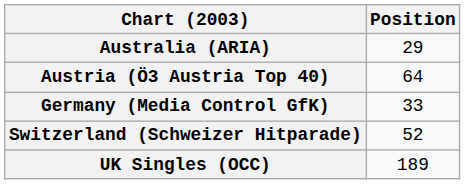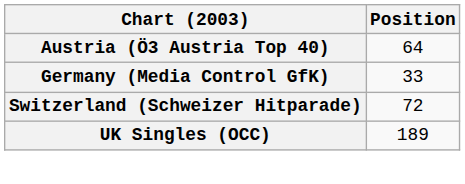- row: (185, 48)
(413, 135) 52 -> (413, 106) 72
